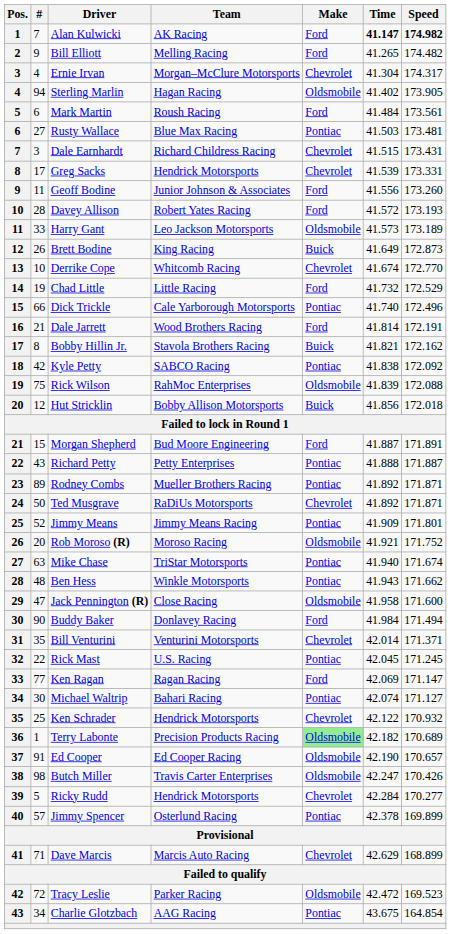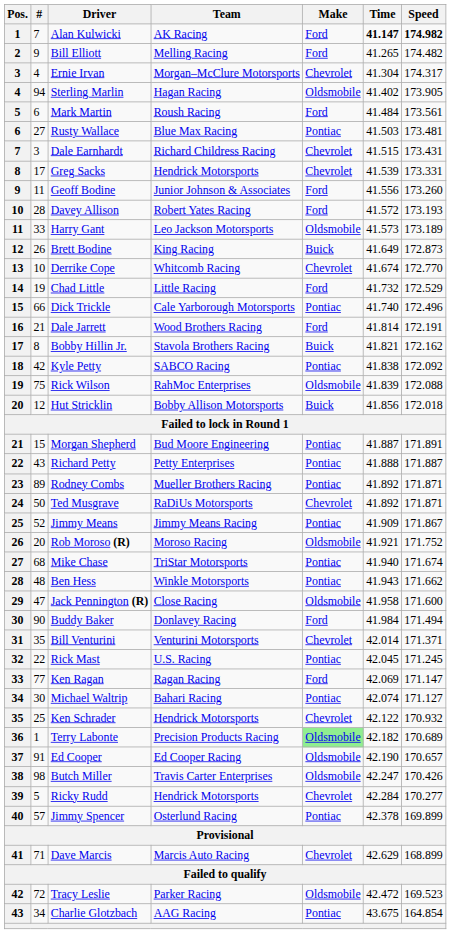(317, 444) Ford -> (323, 444) Pontiac
(423, 522) 171.801 -> (423, 522) 171.867
(39, 561) 63 -> (39, 561) 68
